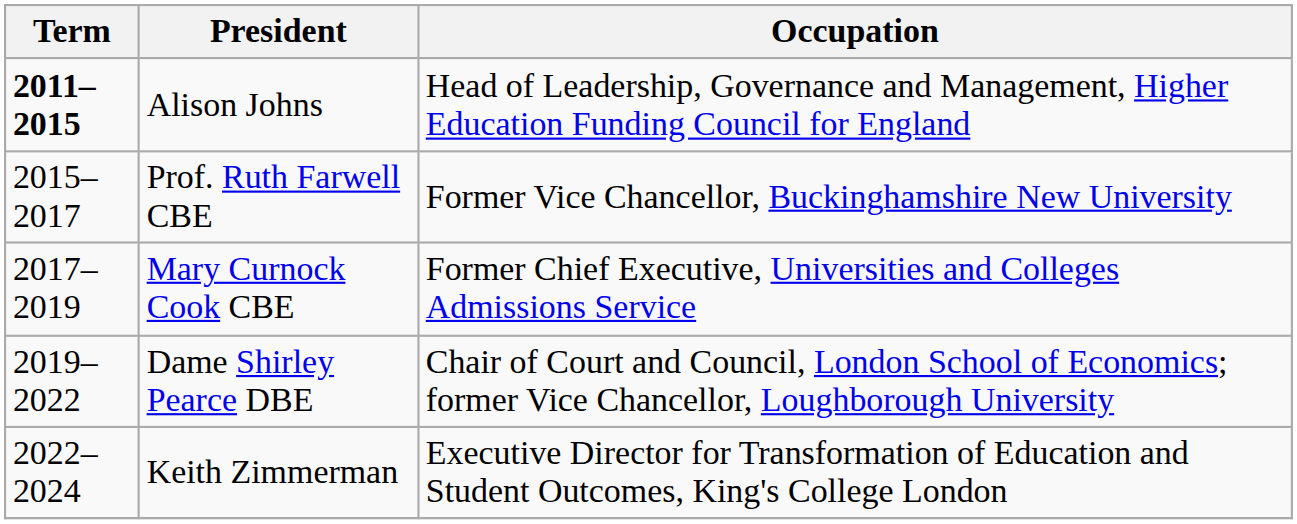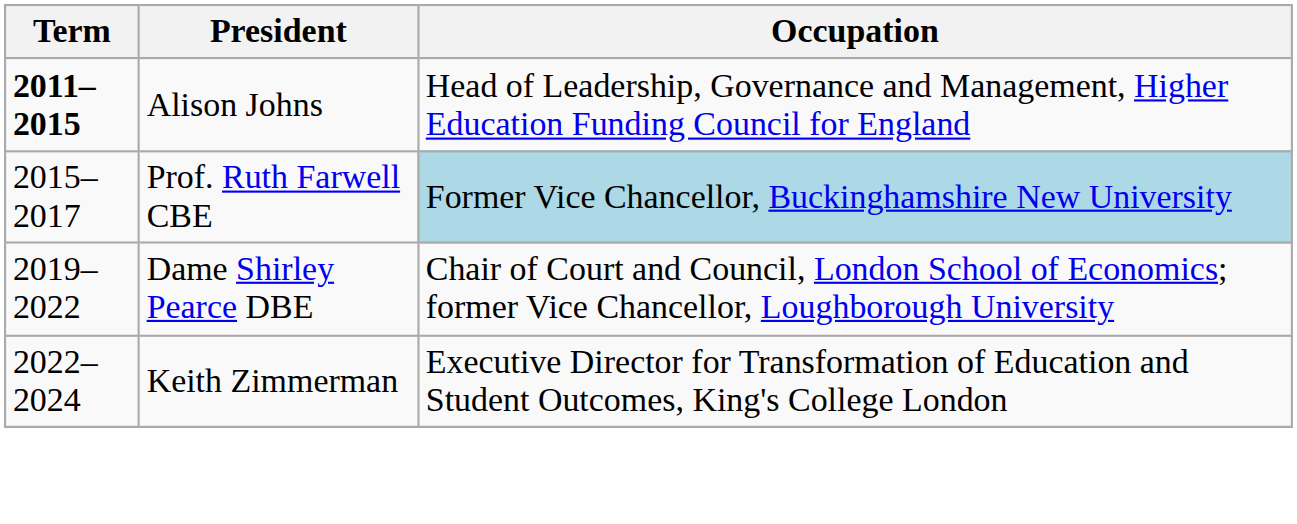(829, 196) no background -> (829, 196) lightblue background
- row: (246, 288)
